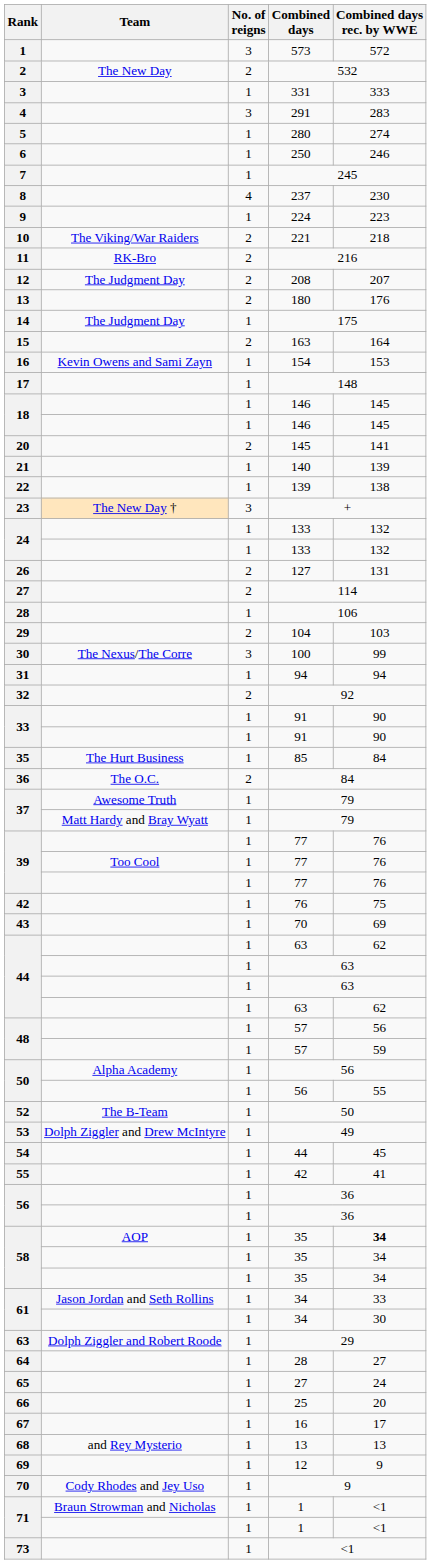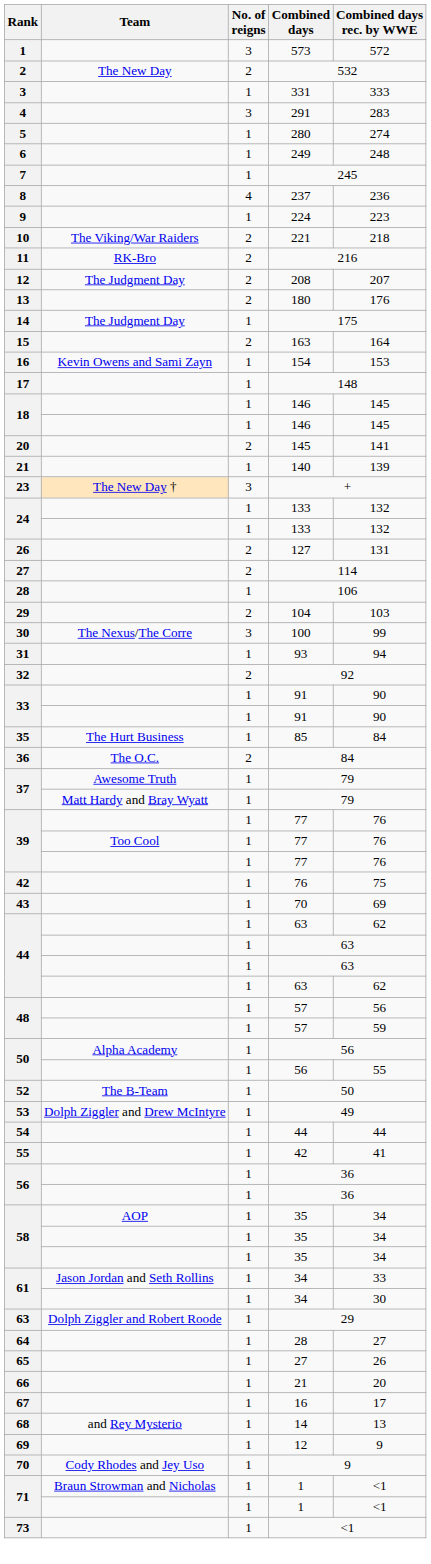(301, 154) 250 -> (301, 154) 249
(380, 154) 246 -> (380, 154) 248
(380, 196) 230 -> (380, 196) 236
- row: (23, 487)
(301, 674) 94 -> (301, 653) 93
(380, 1153) 45 -> (380, 1132) 44
(380, 1236) bold -> (380, 1215) normal
(380, 1382) 24 -> (380, 1361) 26
(301, 1402) 25 -> (301, 1382) 21
(301, 1444) 13 -> (301, 1423) 14
